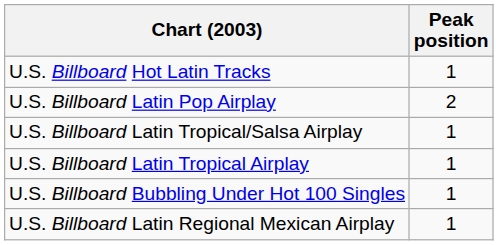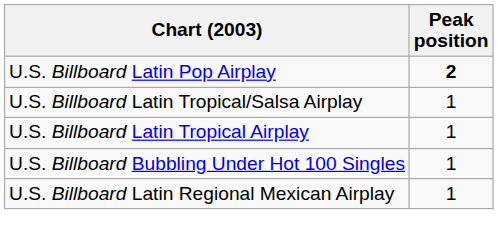- row: (140, 71)
(451, 102) normal -> (451, 71) bold
